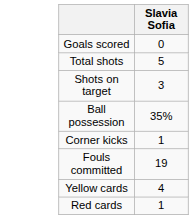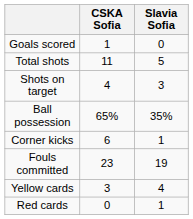+ column: (107, 19)
